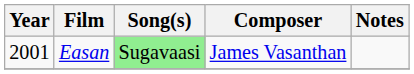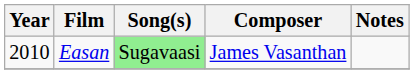(29, 52) 2001 -> (29, 52) 2010
